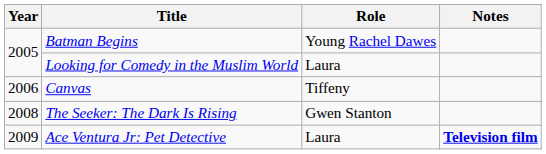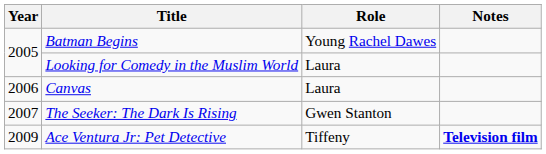(328, 88) Tiffeny -> (323, 88) Laura
(23, 112) 2008 -> (23, 112) 2007
(323, 137) Laura -> (328, 137) Tiffeny
